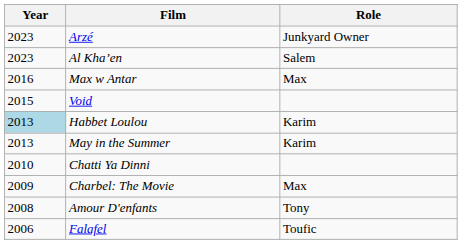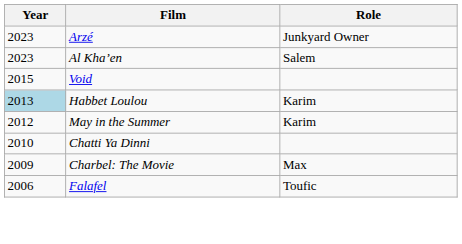- row: (103, 79)
(20, 143) 2013 -> (20, 122) 2012
- row: (113, 207)
